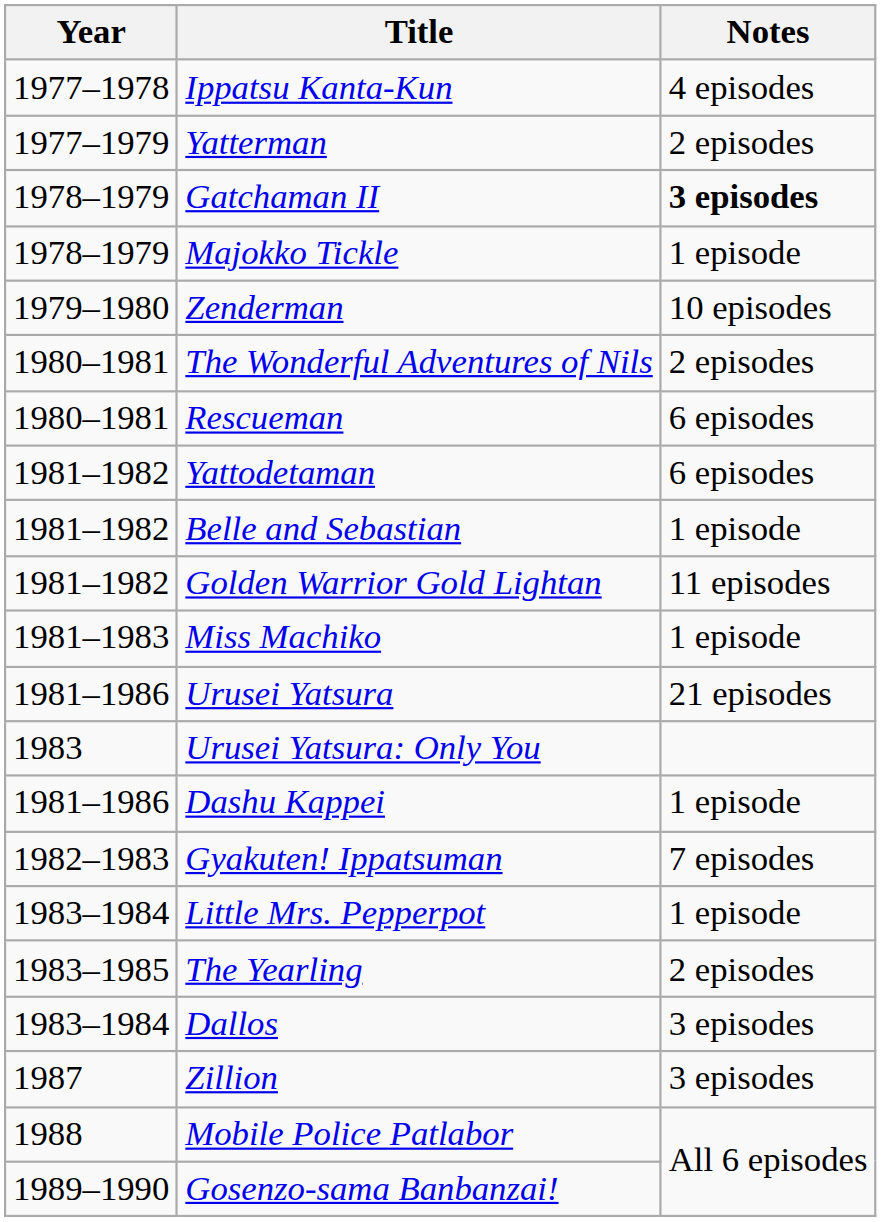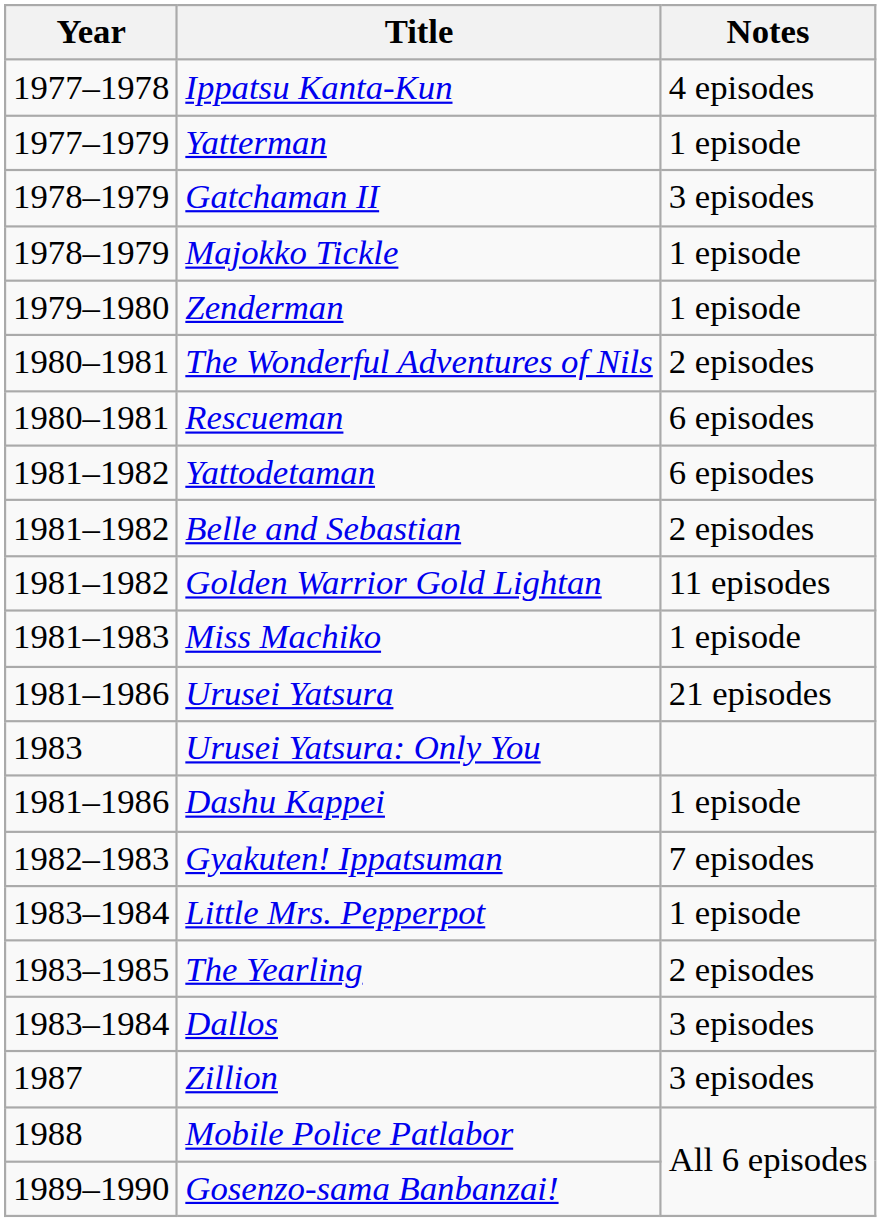(742, 142) 2 episodes -> (735, 142) 1 episode
(744, 197) bold -> (742, 197) normal
(750, 307) 10 episodes -> (735, 307) 1 episode
(735, 527) 1 episode -> (742, 527) 2 episodes
